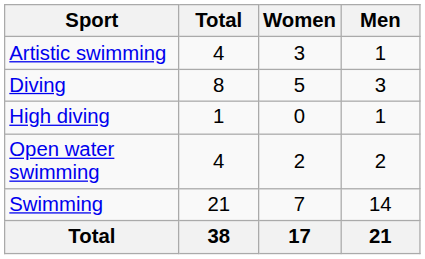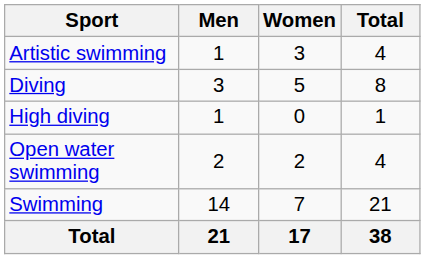columns swapped: (380, 20) <-> (219, 20)
